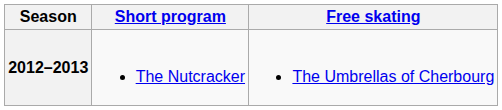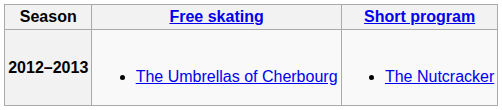columns swapped: (170, 17) <-> (373, 17)
